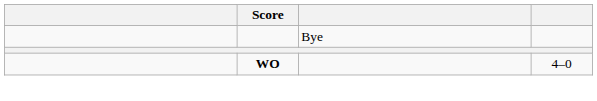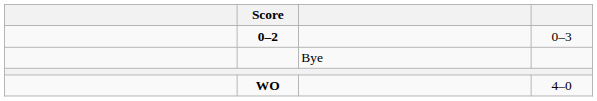+ row: (268, 36)
